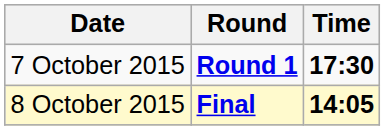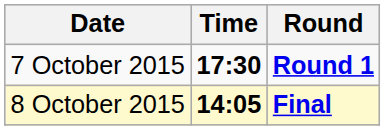columns swapped: (342, 24) <-> (247, 24)
